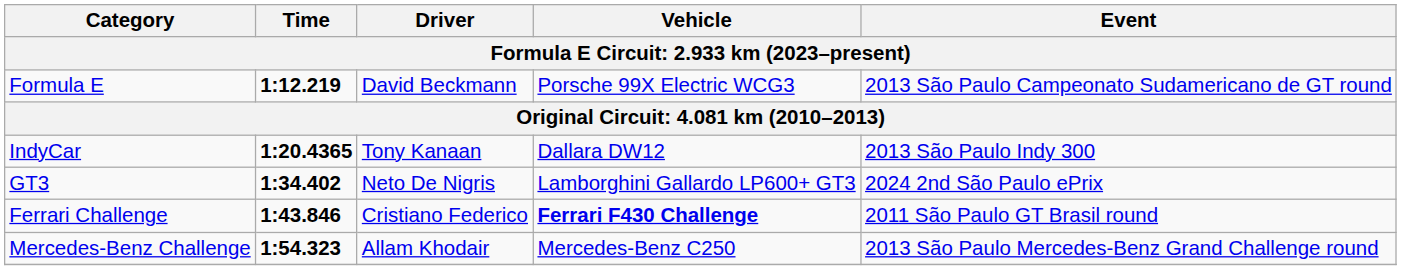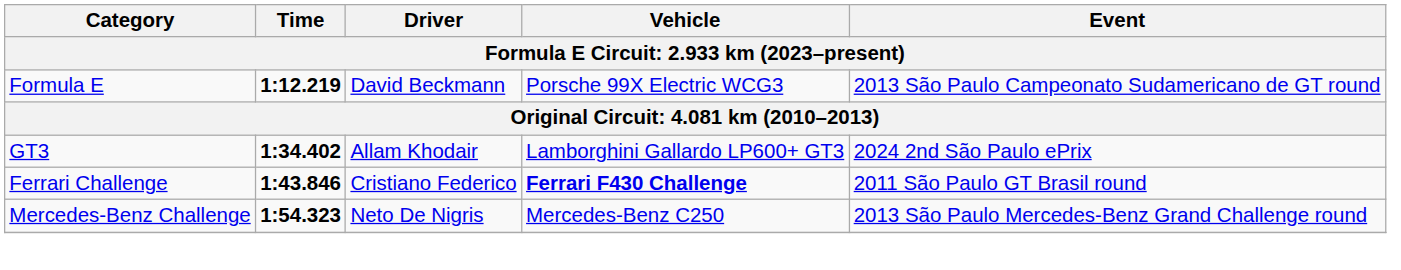- row: (45, 150)
(428, 183) Neto De Nigris -> (414, 150) Allam Khodair
(426, 248) Allam Khodair -> (417, 215) Neto De Nigris
